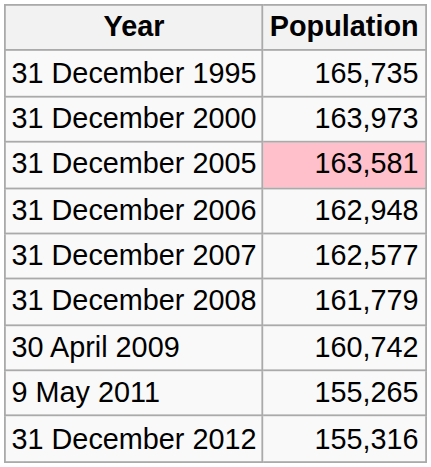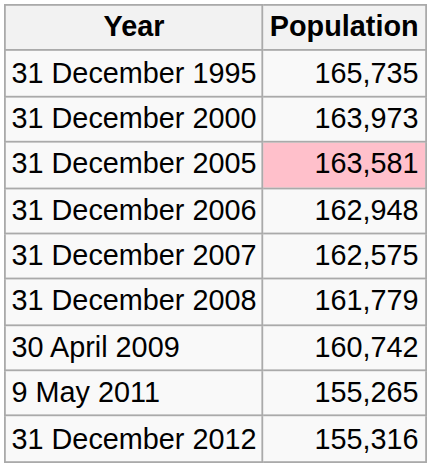(367, 255) 162,577 -> (367, 255) 162,575
